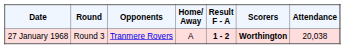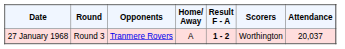(263, 36) bold -> (261, 36) normal
(315, 36) 20,038 -> (310, 36) 20,037
